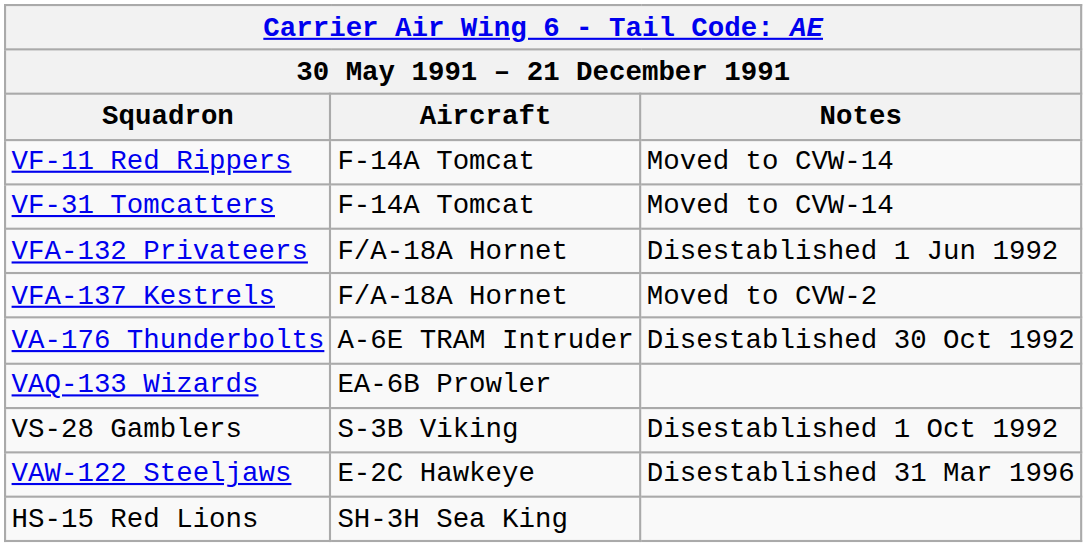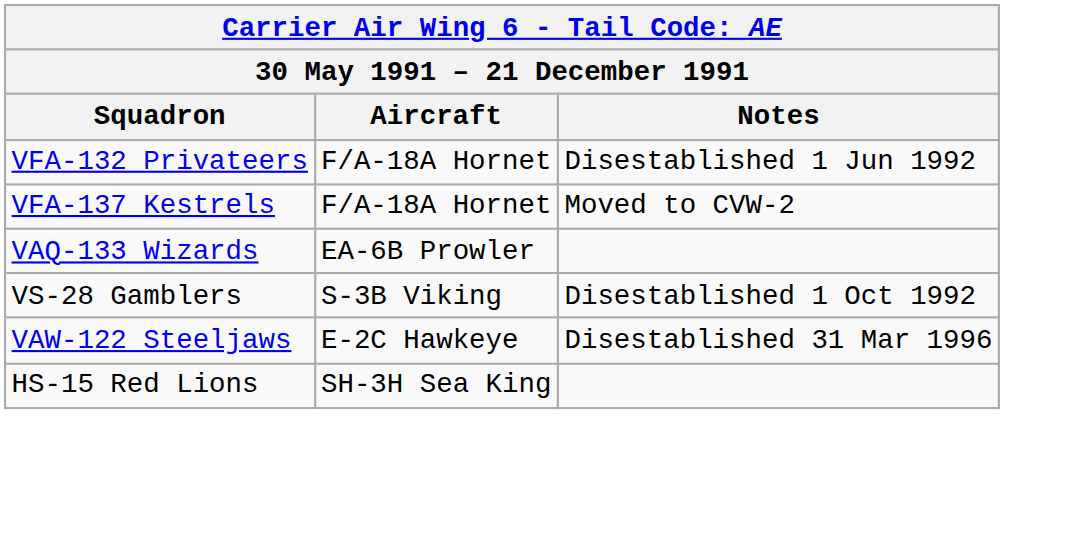- row: (152, 162)
- row: (143, 206)
- row: (168, 340)
